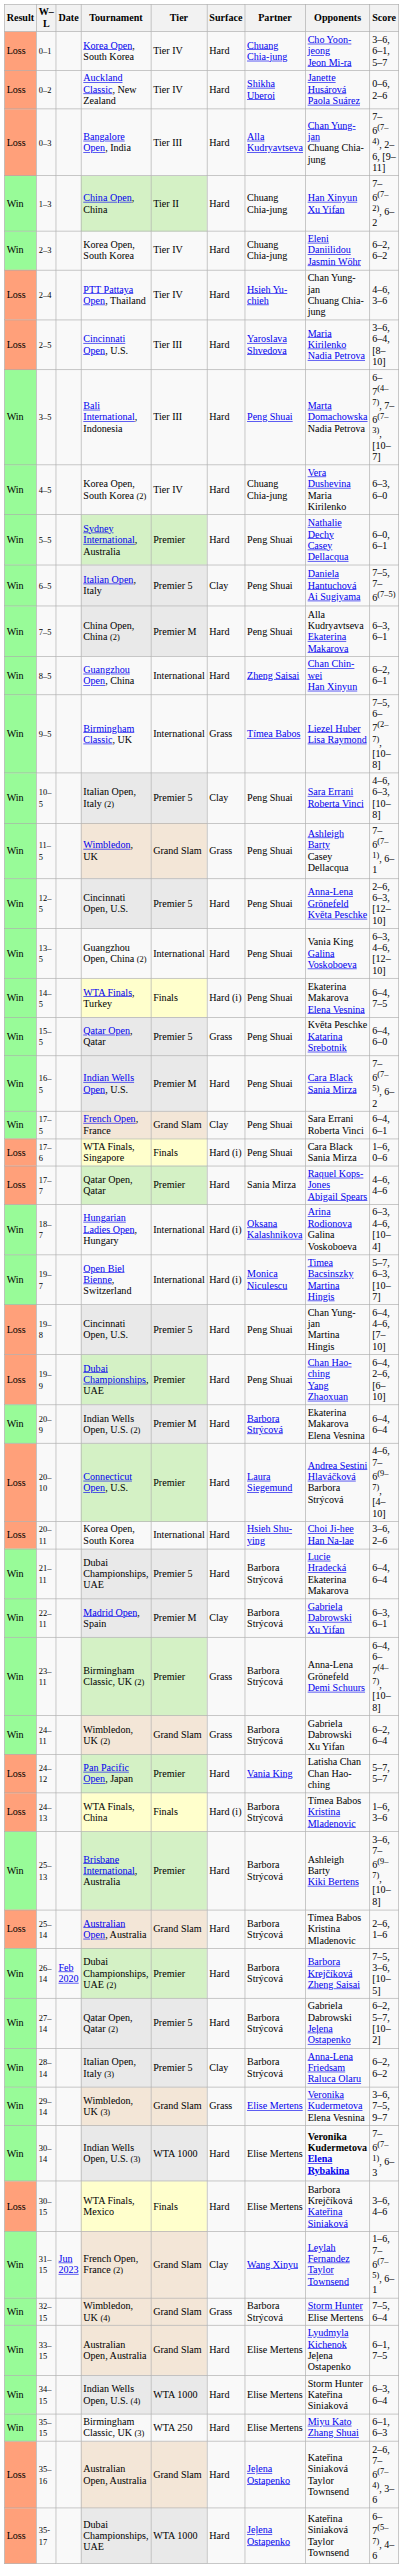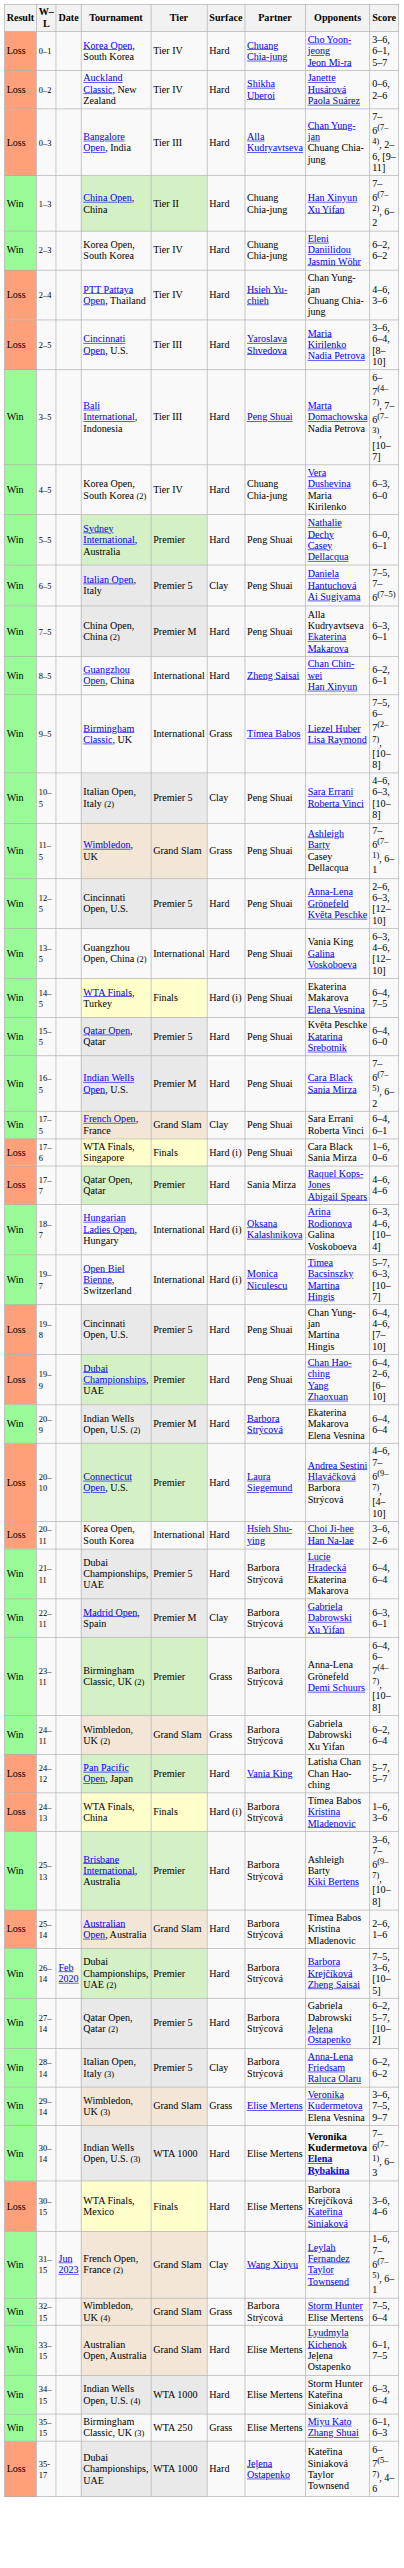(221, 1036) Grass -> (219, 1036) Hard
(219, 2427) Hard -> (221, 2427) Grass
- row: (45, 2475)
